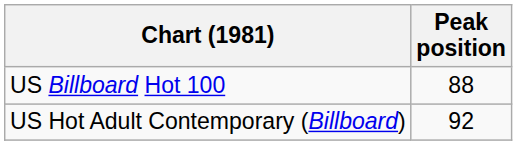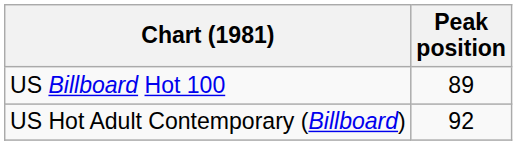(461, 85) 88 -> (461, 85) 89
